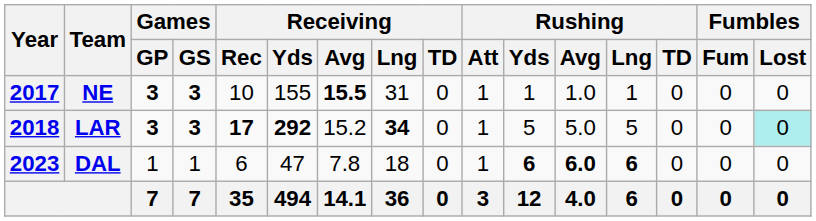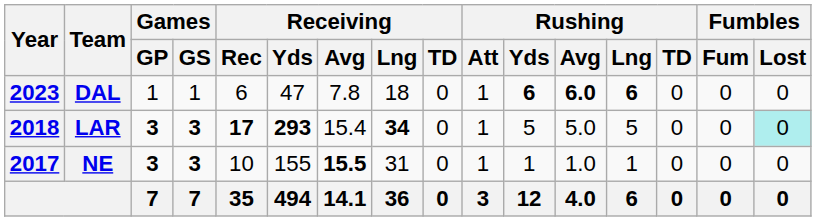rows swapped: (98, 92) <-> (98, 163)
(292, 127) 292 -> (292, 127) 293
(345, 127) 15.2 -> (345, 127) 15.4
